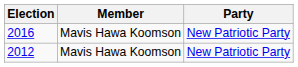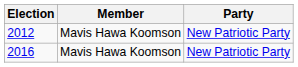rows swapped: (21, 52) <-> (21, 33)
